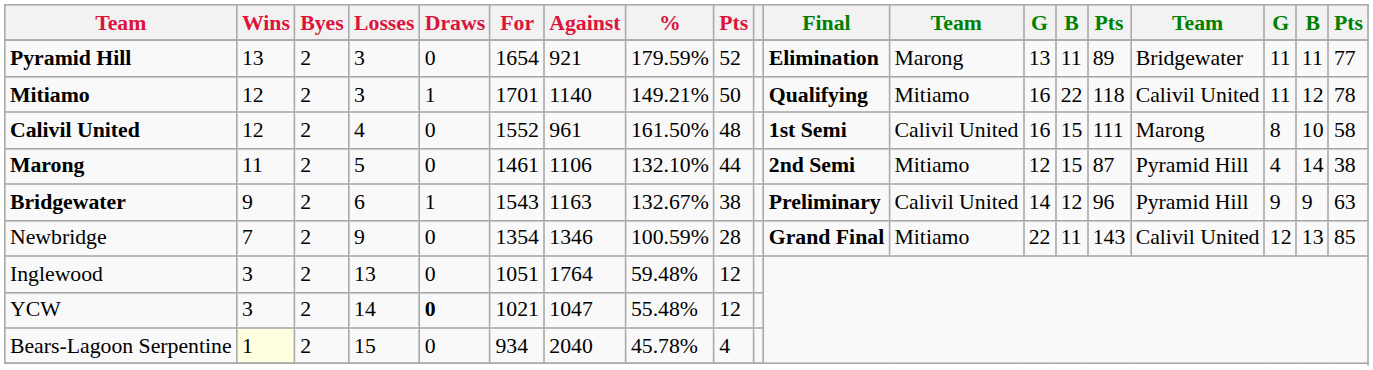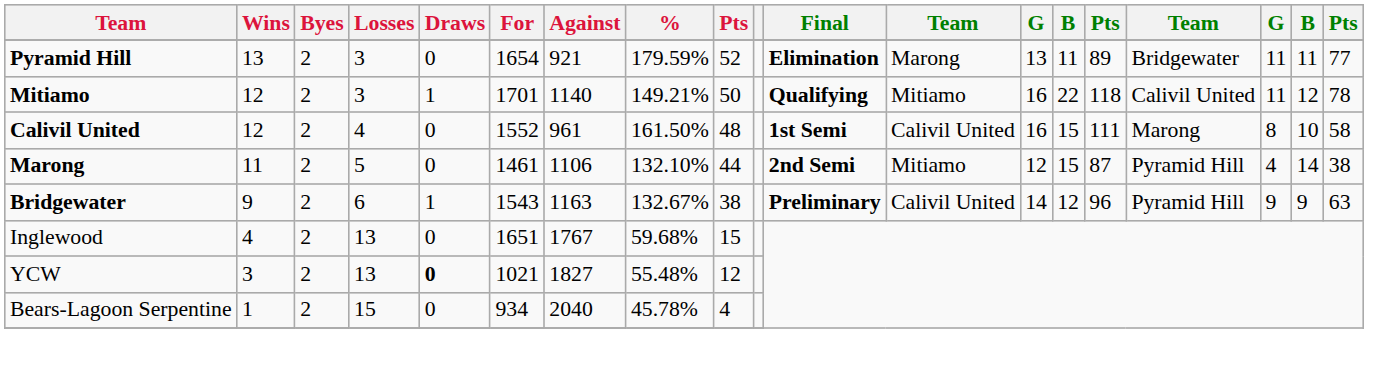- row: (58, 237)
(247, 273) 3 -> (247, 237) 4
(517, 273) 1051 -> (517, 237) 1651
(571, 273) 1764 -> (571, 237) 1767
(664, 273) 59.48% -> (664, 237) 59.68%
(730, 273) 12 -> (730, 237) 15
(365, 309) 14 -> (365, 273) 13
(571, 309) 1047 -> (571, 273) 1827
(247, 345) lightyellow background -> (247, 309) no background
